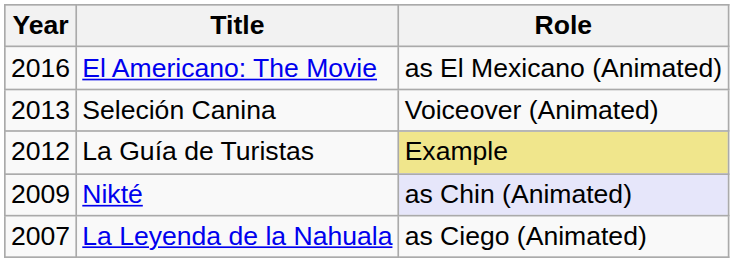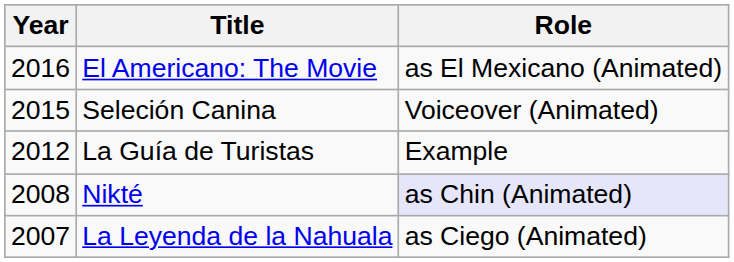(40, 109) 2013 -> (40, 109) 2015
(456, 151) khaki background -> (456, 151) no background
(40, 194) 2009 -> (40, 194) 2008
